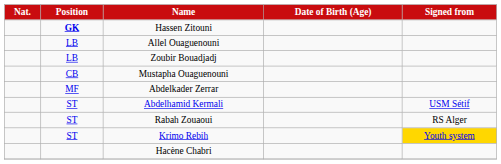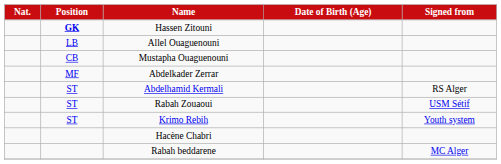- row: (184, 58)
(449, 105) USM Sétif -> (449, 89) RS Alger
(449, 120) RS Alger -> (449, 105) USM Sétif
(449, 136) gold background -> (449, 120) no background
+ row: (184, 151)
